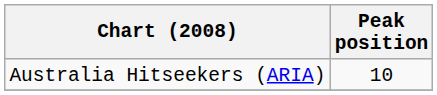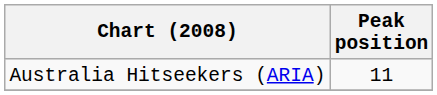(381, 75) 10 -> (381, 75) 11
